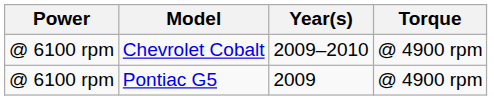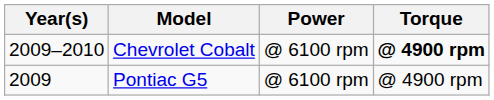columns swapped: (321, 19) <-> (62, 19)
(430, 49) normal -> (431, 49) bold
